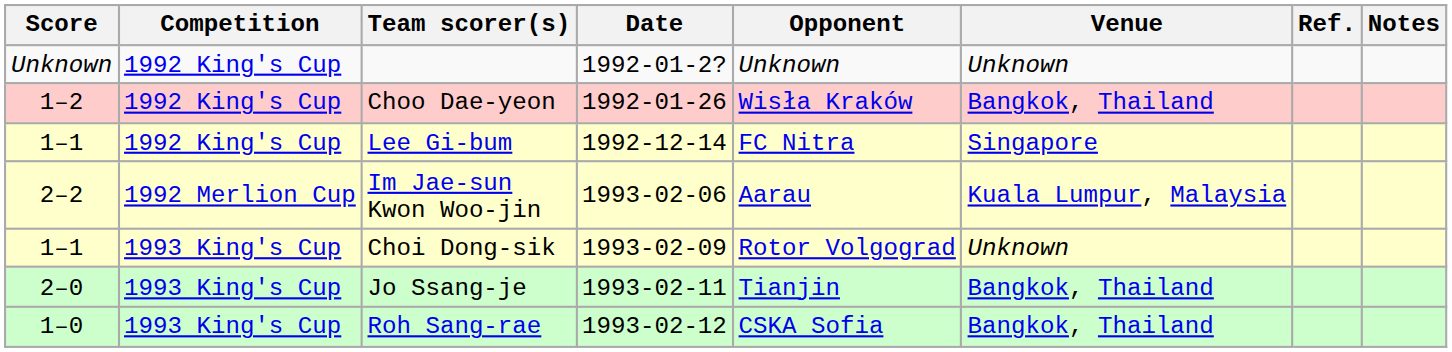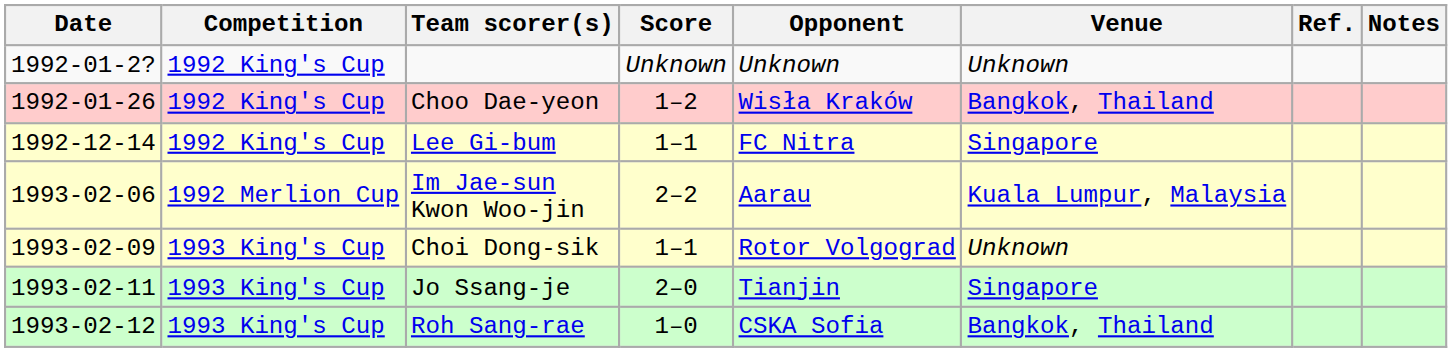columns swapped: (654, 25) <-> (62, 25)
(1091, 288) Bangkok, Thailand -> (1033, 288) Singapore
